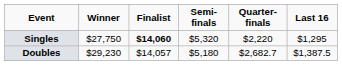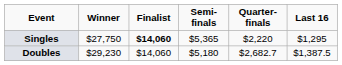(204, 38) $5,320 -> (204, 38) $5,365
(154, 54) $14,057 -> (154, 54) $14,060
